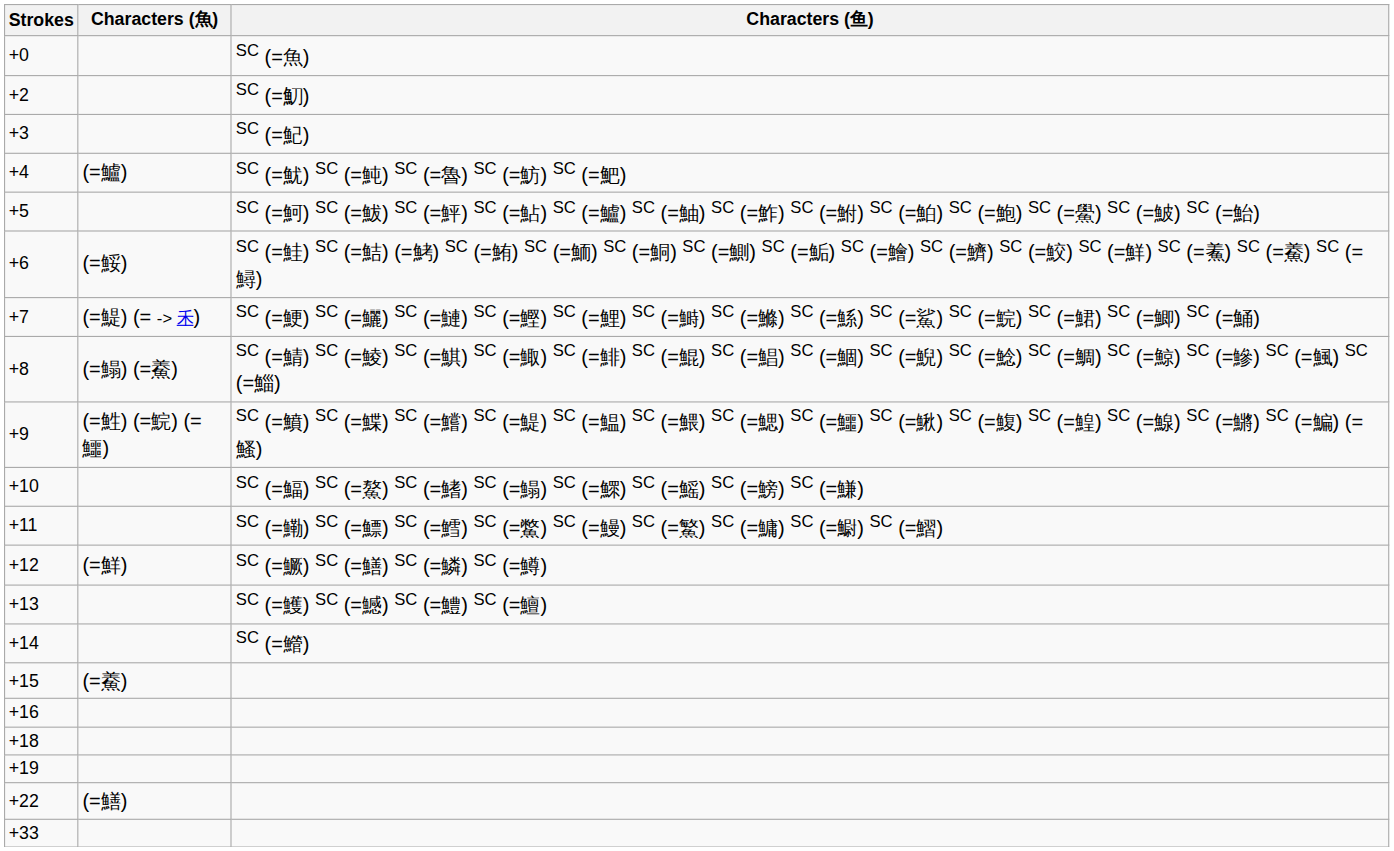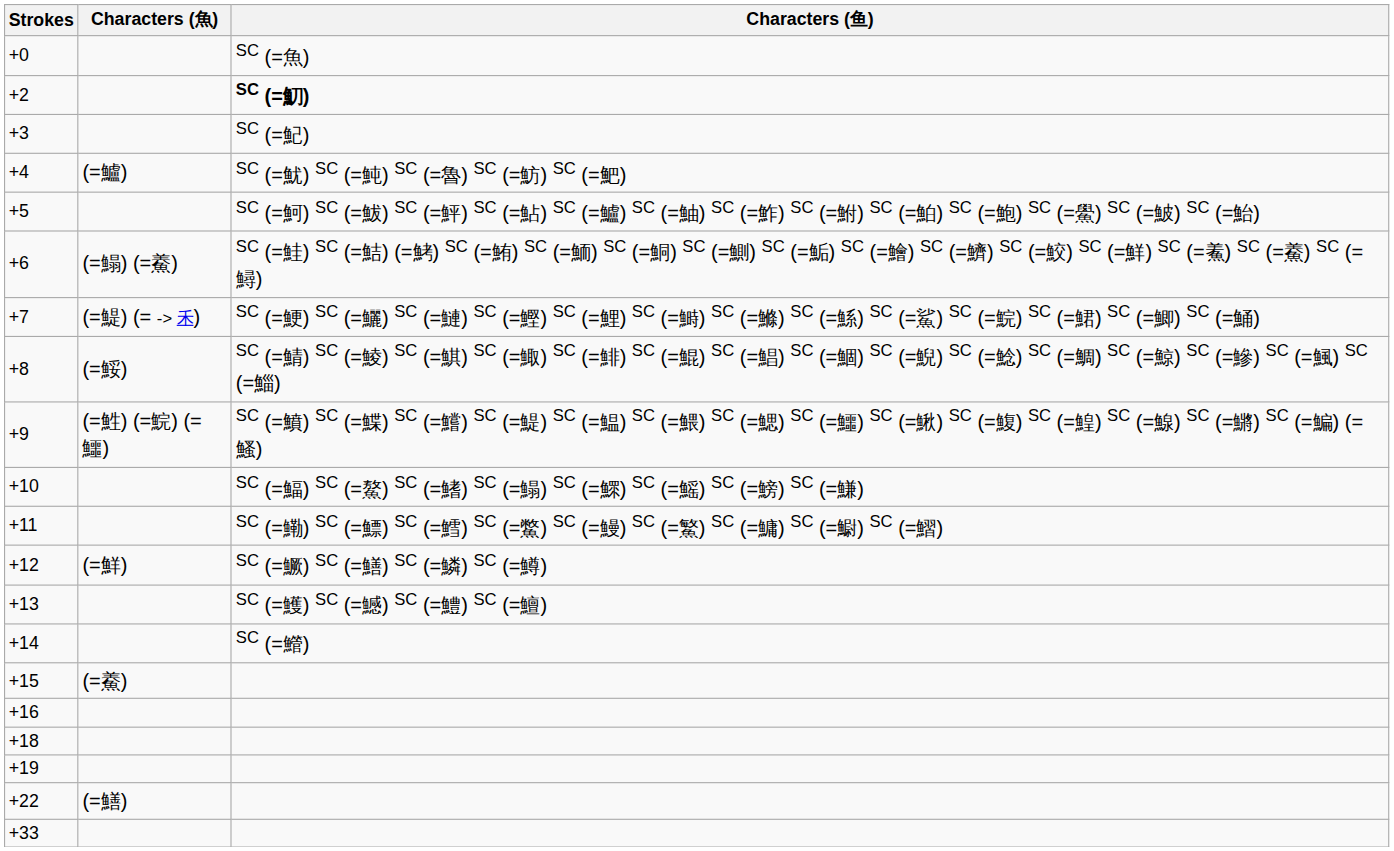(273, 94) normal -> (273, 94) bold
(105, 264) (=鮾) -> (130, 264) (=鰨) (=鯗)
(130, 369) (=鰨) (=鯗) -> (105, 369) (=鮾)
